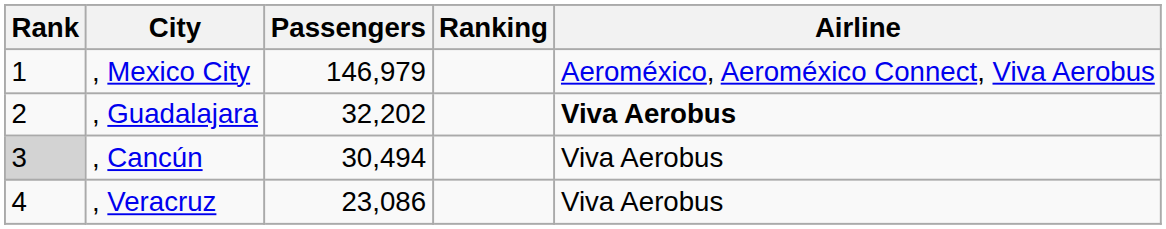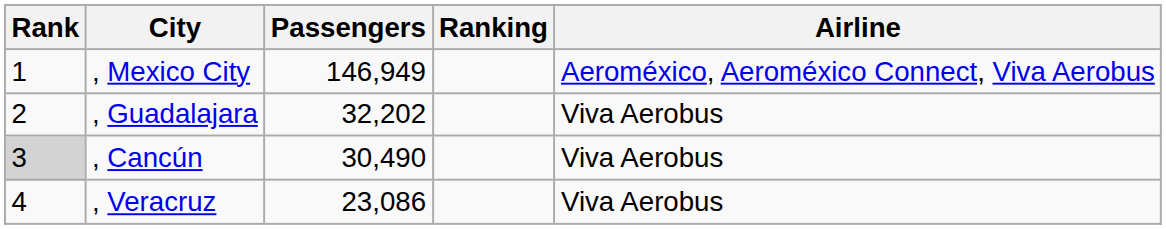(376, 71) 146,979 -> (376, 71) 146,949
(648, 115) bold -> (642, 115) normal
(384, 158) 30,494 -> (384, 158) 30,490
